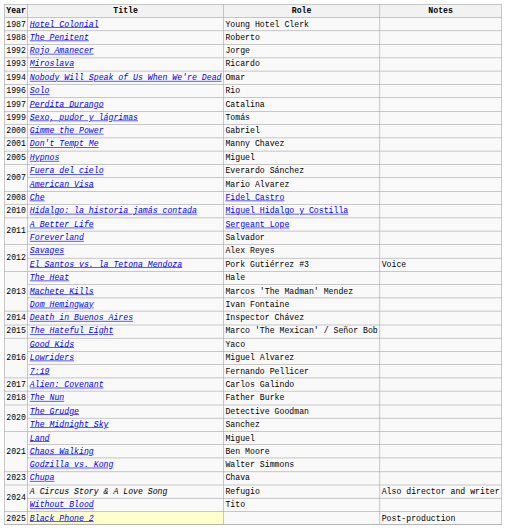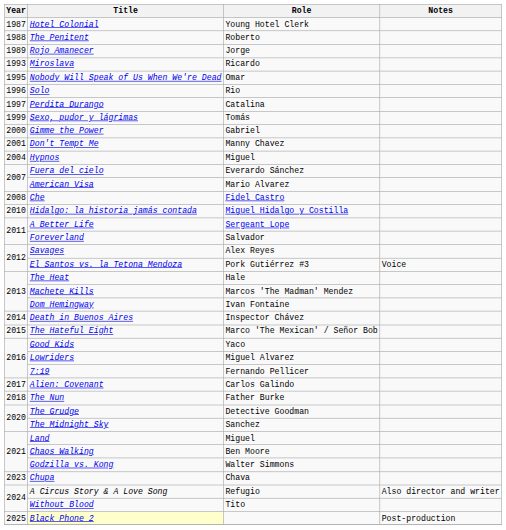(16, 51) 1992 -> (16, 51) 1989
(16, 78) 1994 -> (16, 78) 1995
(16, 158) 2005 -> (16, 158) 2004
